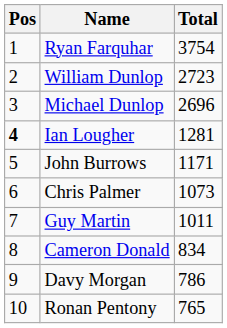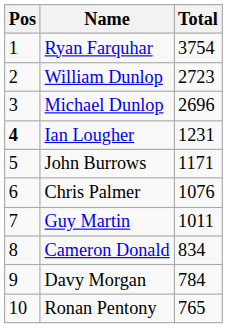(196, 134) 1281 -> (196, 134) 1231
(196, 192) 1073 -> (196, 192) 1076
(192, 279) 786 -> (192, 279) 784
